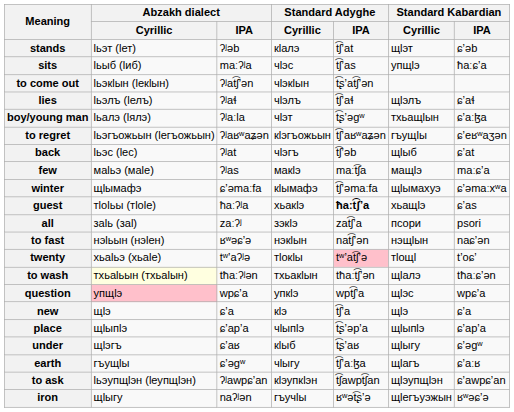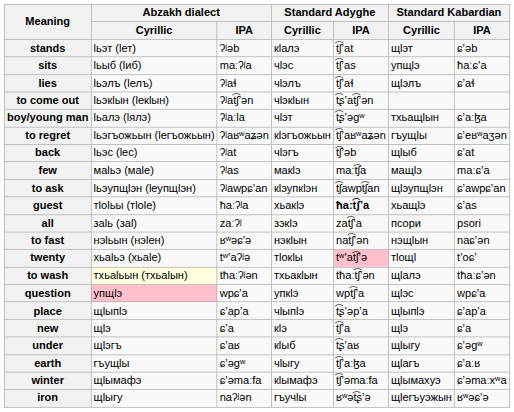rows swapped: (48, 100) <-> (48, 83)
rows swapped: (48, 380) <-> (48, 188)
rows swapped: (48, 310) <-> (48, 328)
